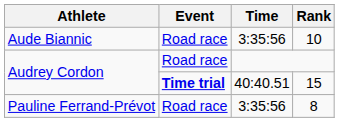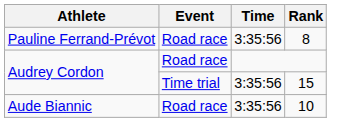rows swapped: (314, 39) <-> (314, 106)
(193, 84) bold -> (191, 84) normal
(262, 84) 40:40.51 -> (258, 84) 3:35:56
